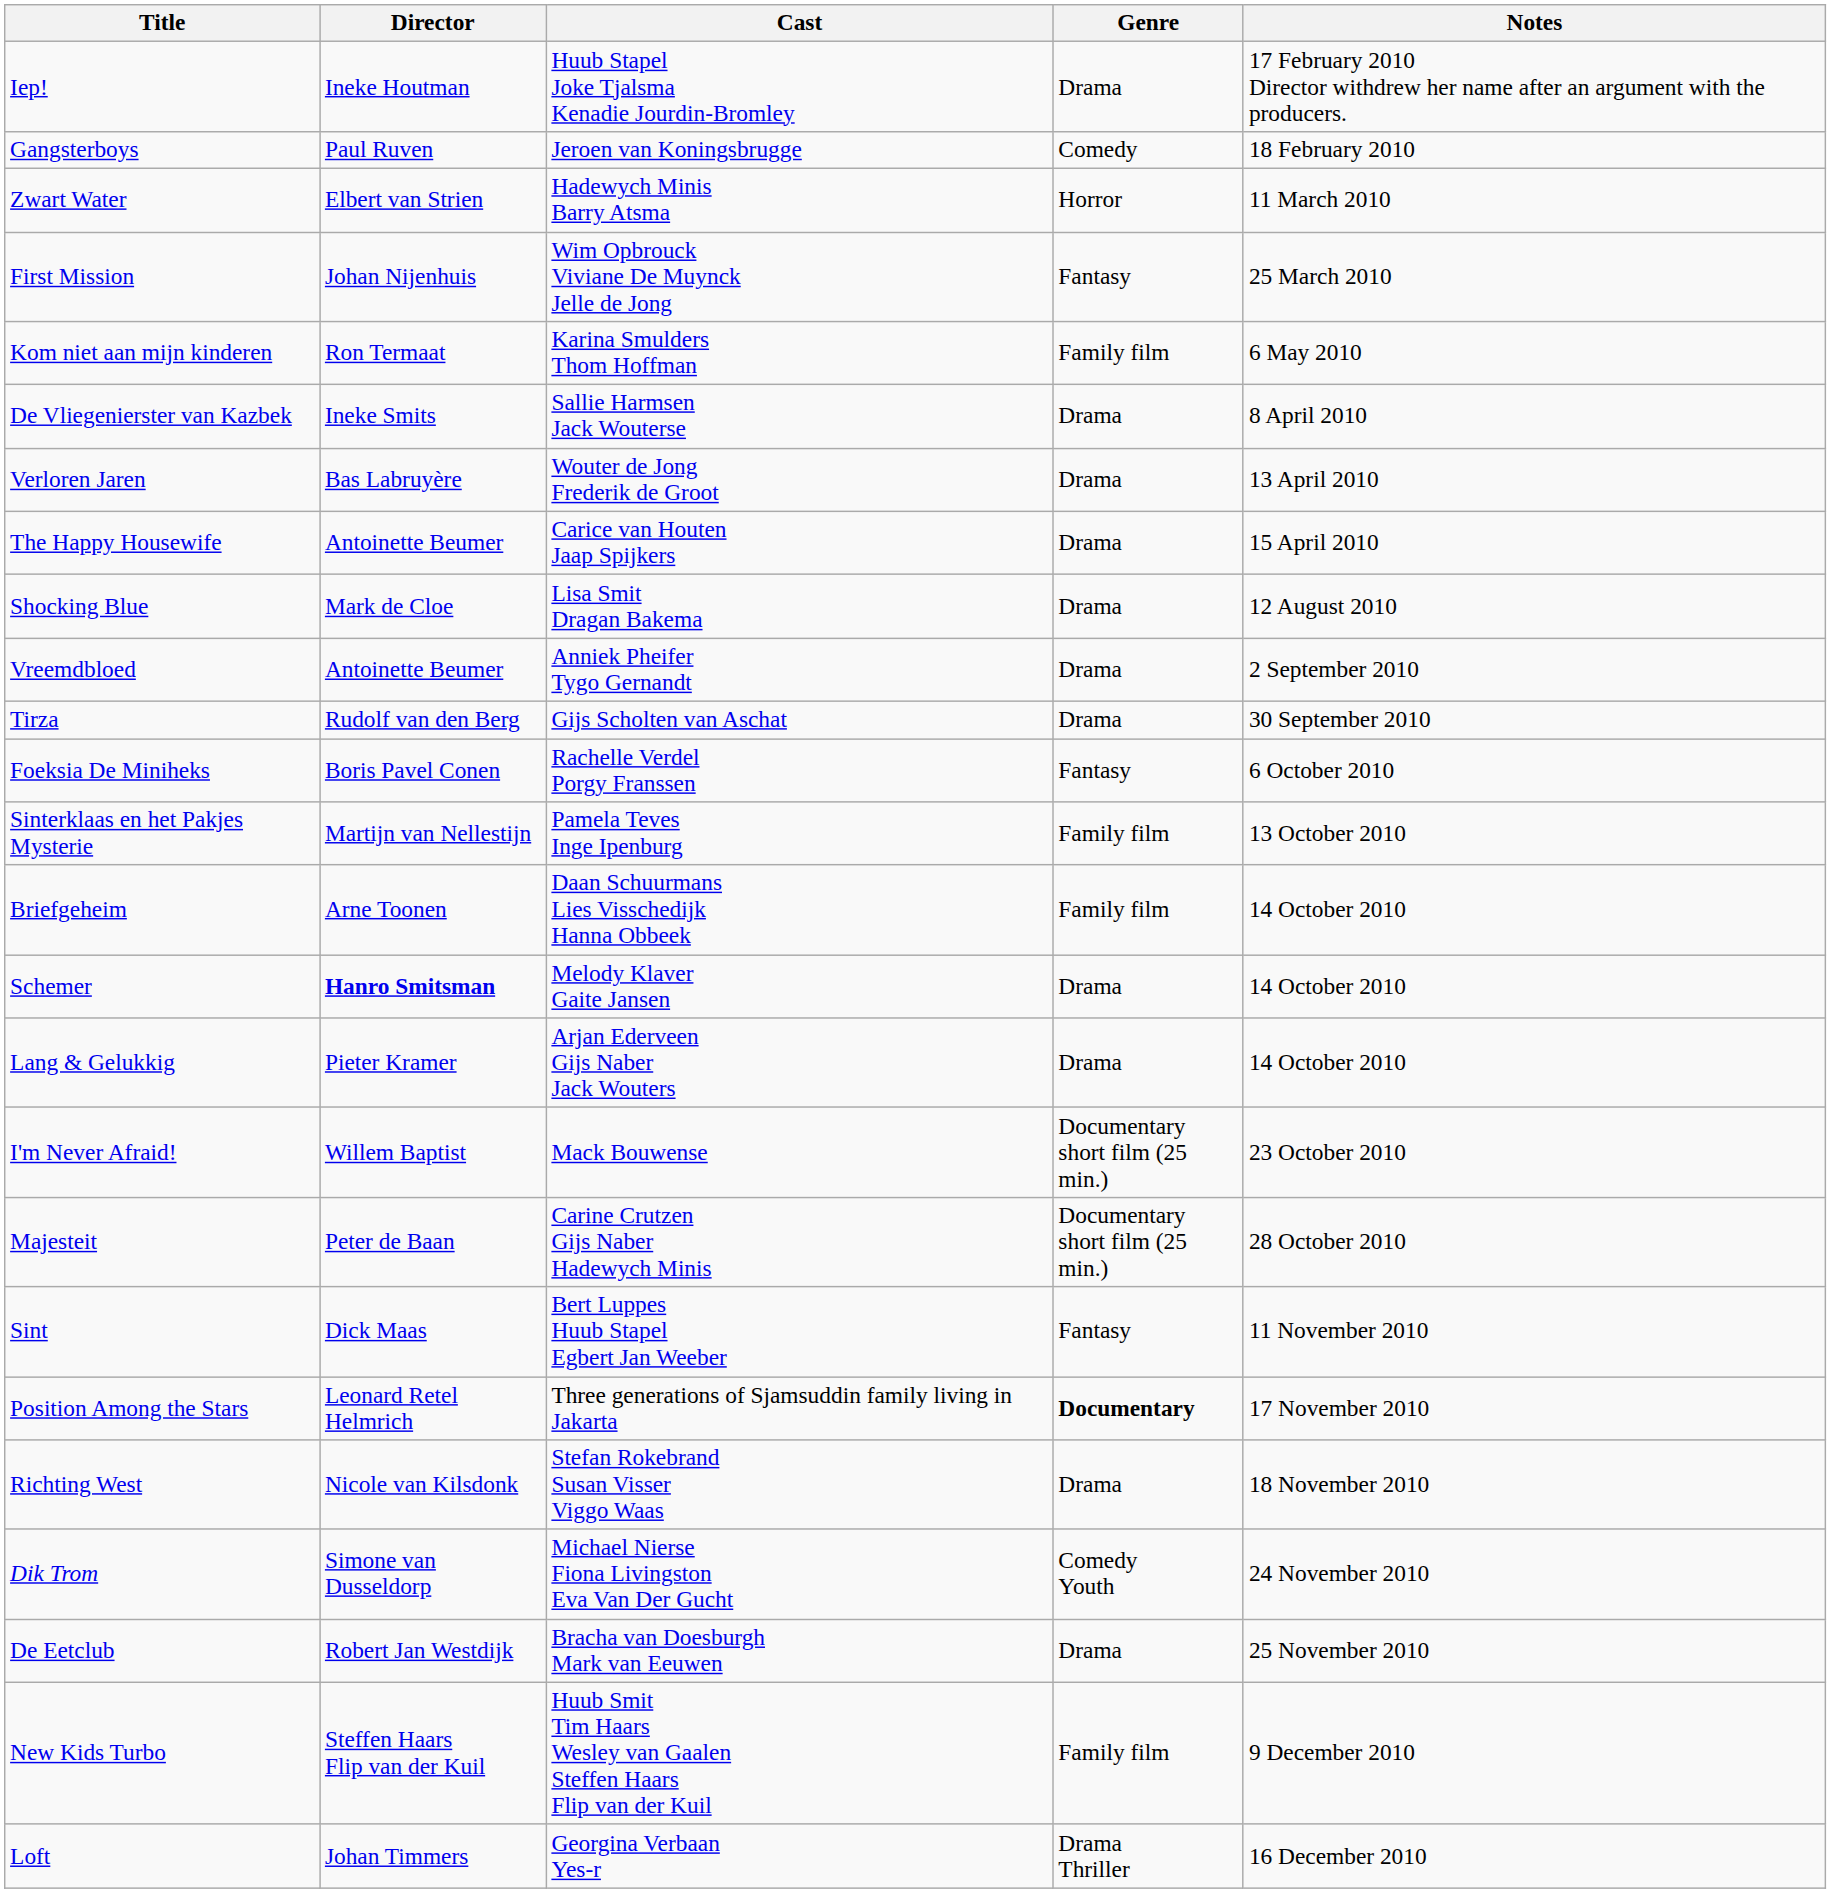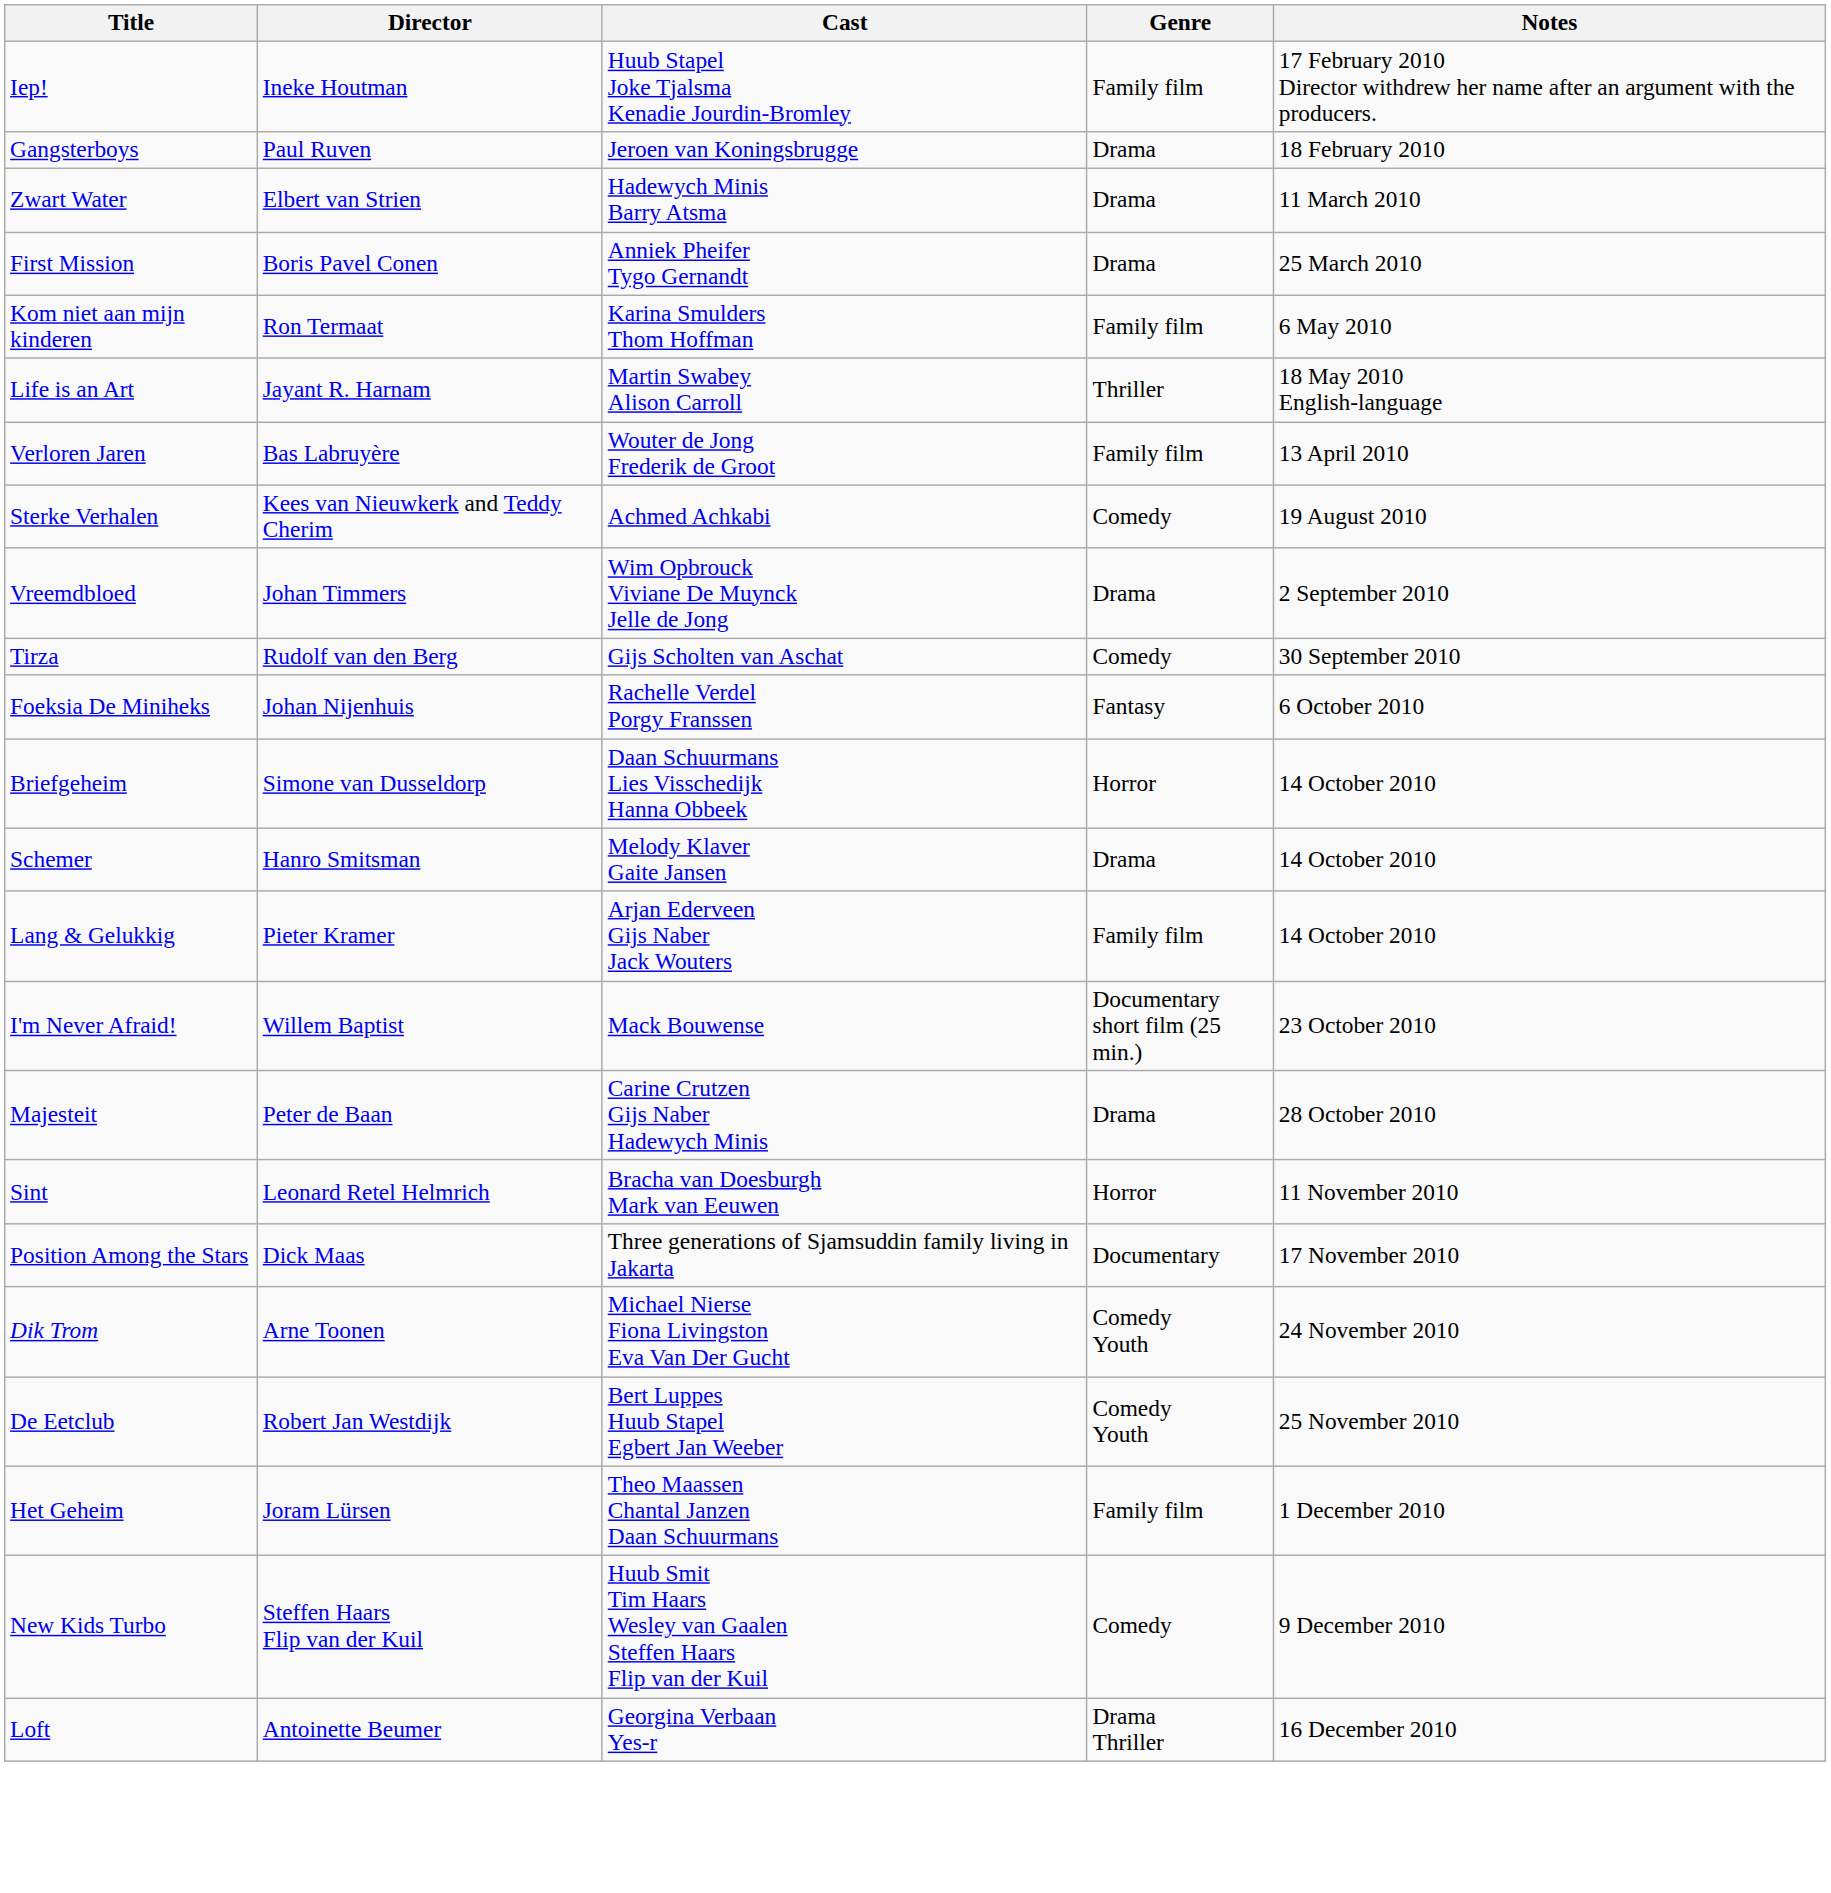(1090, 86) Drama -> (1148, 86) Family film
(1098, 149) Comedy -> (1124, 149) Drama
(1090, 199) Horror -> (1124, 199) Drama
(400, 276) Johan Nijenhuis -> (350, 263) Boris Pavel Conen
(646, 276) Wim Opbrouck Viviane De Muynck Jelle de Jong -> (679, 263) Anniek Pheifer Tygo Gernandt
(1095, 276) Fantasy -> (1124, 263) Drama
+ row: (72, 389)
- row: (151, 416)
(1090, 479) Drama -> (1148, 453) Family film
- row: (116, 542)
- row: (79, 606)
+ row: (84, 516)
(414, 669) Antoinette Beumer -> (334, 592) Johan Timmers
(622, 669) Anniek Pheifer Tygo Gernandt -> (702, 592) Wim Opbrouck Viviane De Muynck Jelle de Jong
(1090, 719) Drama -> (1132, 656) Comedy
(413, 769) Boris Pavel Conen -> (338, 706) Johan Nijenhuis
- row: (127, 833)
(386, 909) Arne Toonen -> (374, 782) Simone van Dusseldorp
(1114, 909) Family film -> (1124, 782) Horror
(410, 986) bold -> (342, 859) normal
(1090, 1062) Drama -> (1148, 935) Family film
(1123, 1241) Documentary short film (25 min.) -> (1124, 1115) Drama
(376, 1331) Dick Maas -> (376, 1191) Leonard Retel Helmrich
(639, 1331) Bert Luppes Huub Stapel Egbert Jan Weeber -> (715, 1191) Bracha van Doesburgh Mark van Eeuwen
(1095, 1331) Fantasy -> (1124, 1191) Horror
(391, 1407) Leonard Retel Helmrich -> (314, 1254) Dick Maas
(1126, 1407) bold -> (1156, 1254) normal
- row: (76, 1484)
(380, 1573) Simone van Dusseldorp -> (324, 1331) Arne Toonen
(658, 1650) Bracha van Doesburgh Mark van Eeuwen -> (695, 1420) Bert Luppes Huub Stapel Egbert Jan Weeber
(1090, 1650) Drama -> (1132, 1420) Comedy Youth
+ row: (67, 1510)
(1114, 1753) Family film -> (1132, 1626) Comedy
(397, 1855) Johan Timmers -> (352, 1729) Antoinette Beumer
